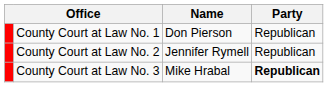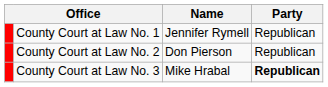(199, 33) Don Pierson -> (207, 33) Jennifer Rymell
(207, 52) Jennifer Rymell -> (199, 52) Don Pierson
